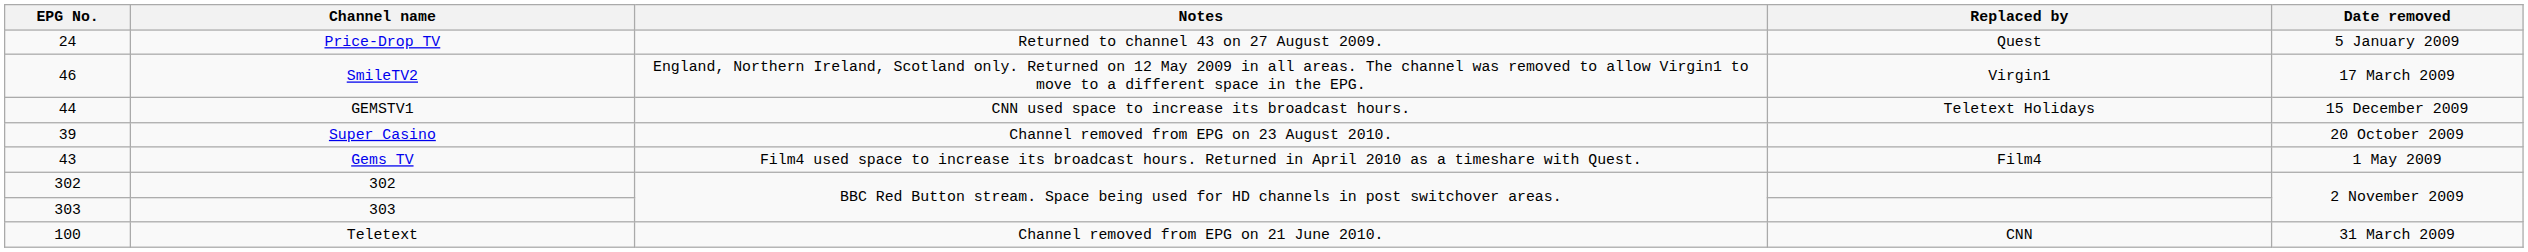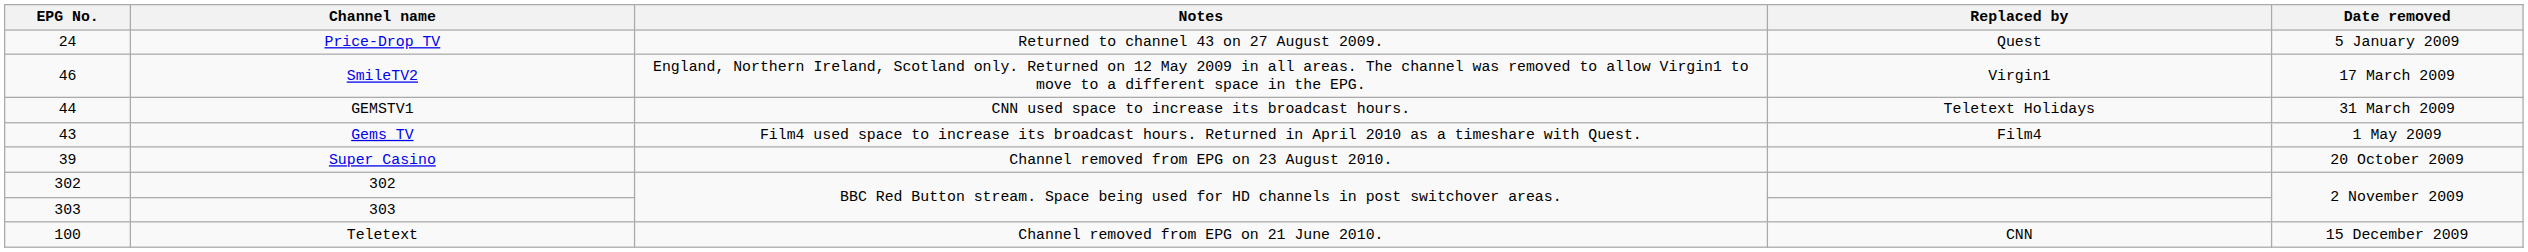(2397, 109) 15 December 2009 -> (2397, 109) 31 March 2009
rows swapped: (382, 159) <-> (382, 134)
(2397, 234) 31 March 2009 -> (2397, 234) 15 December 2009
